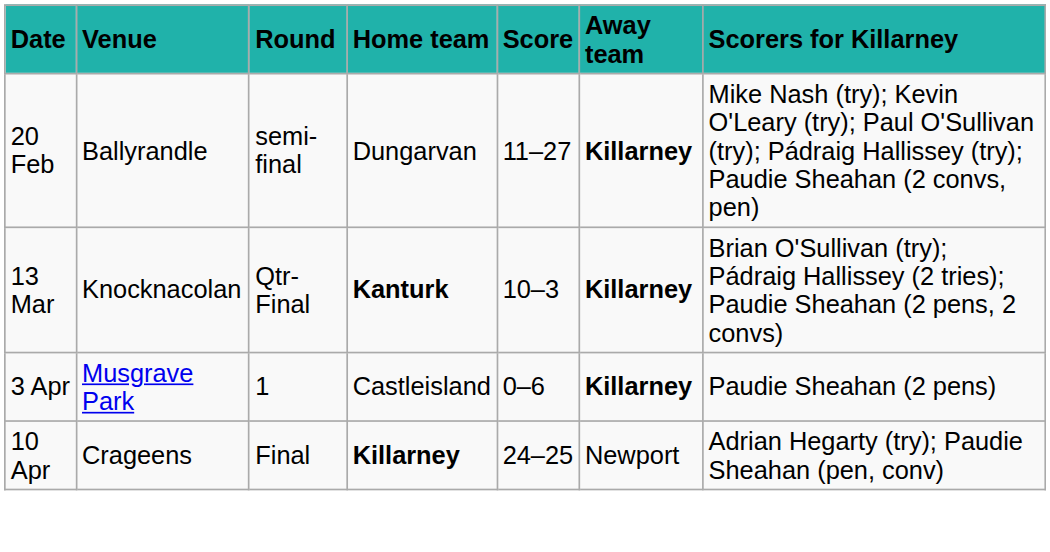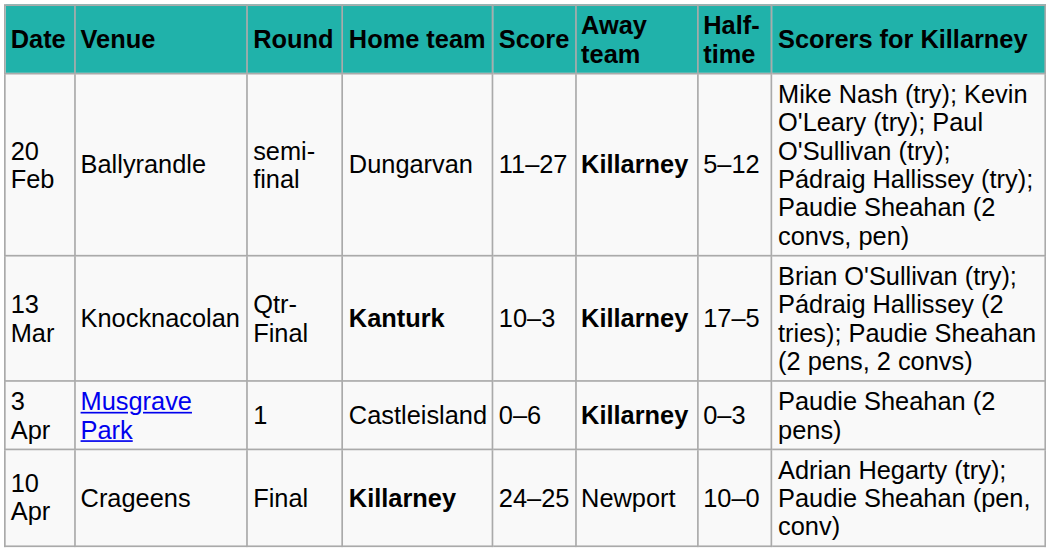+ column: (731, 39)
